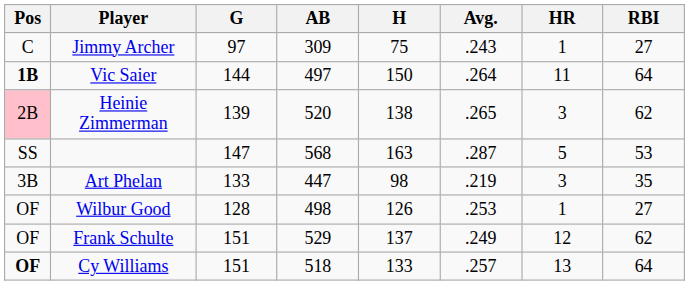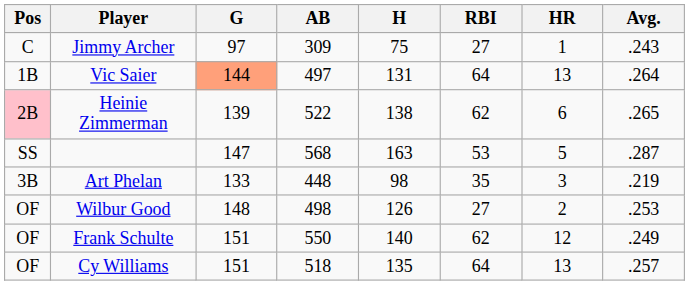columns swapped: (481, 18) <-> (644, 18)
(28, 75) bold -> (28, 75) normal
(236, 75) no background -> (236, 75) lightsalmon background
(399, 75) 150 -> (399, 75) 131
(562, 75) 11 -> (562, 75) 13
(318, 114) 520 -> (318, 114) 522
(562, 114) 3 -> (562, 114) 6
(318, 180) 447 -> (318, 180) 448
(236, 209) 128 -> (236, 209) 148
(562, 209) 1 -> (562, 209) 2
(318, 237) 529 -> (318, 237) 550
(399, 237) 137 -> (399, 237) 140
(28, 266) bold -> (28, 266) normal
(399, 266) 133 -> (399, 266) 135
